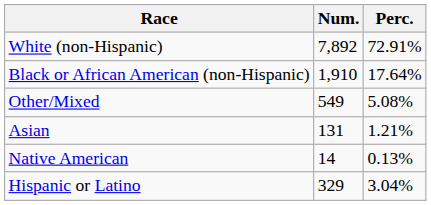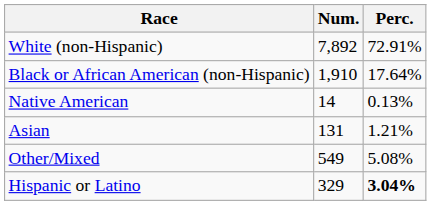rows swapped: (68, 158) <-> (54, 102)
(390, 185) normal -> (392, 185) bold
